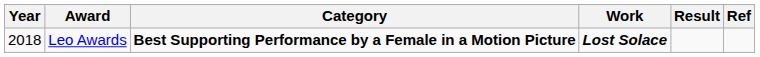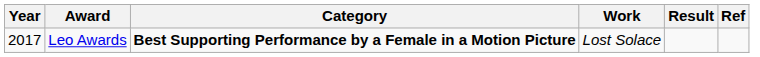(25, 40) 2018 -> (25, 40) 2017
(625, 40) bold -> (622, 40) normal
